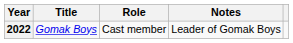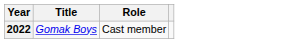- column: (226, 13)
